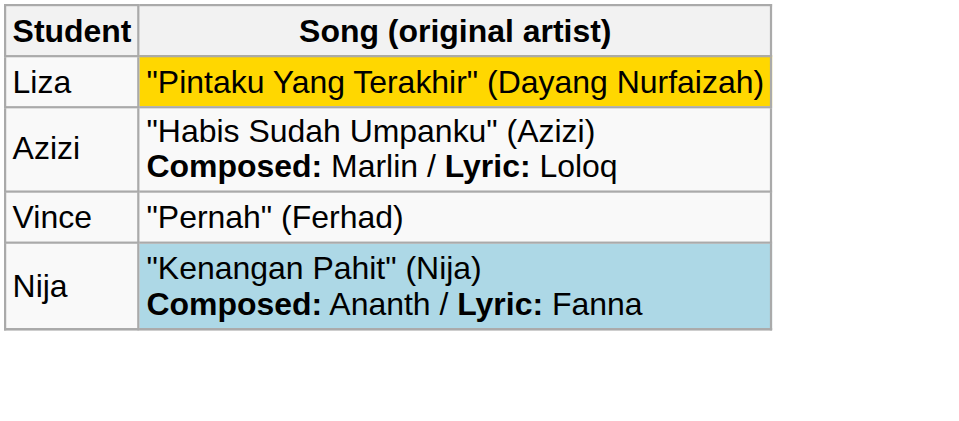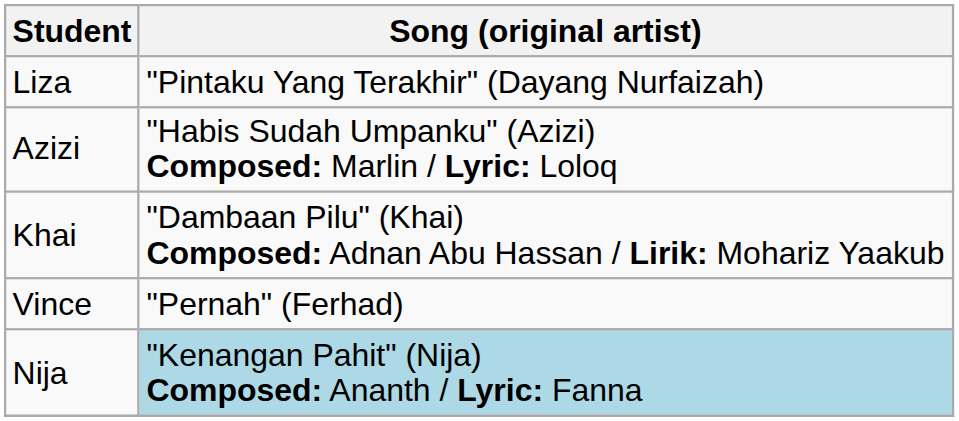(455, 81) gold background -> (455, 81) no background
+ row: (45, 236)
